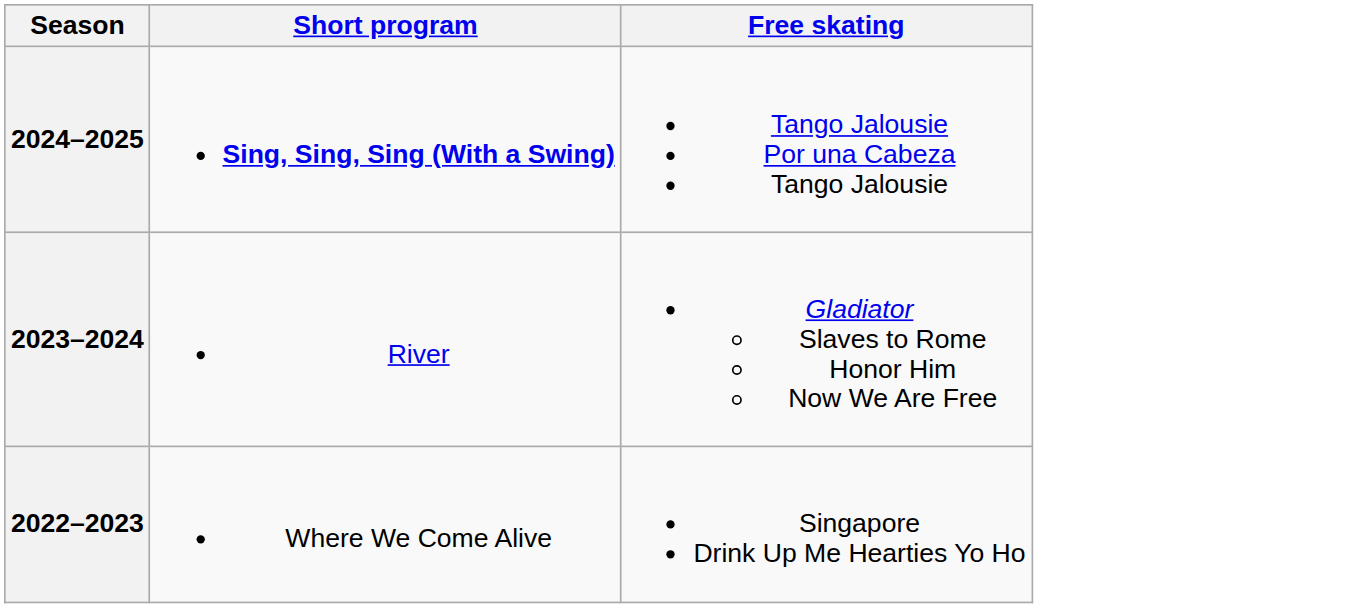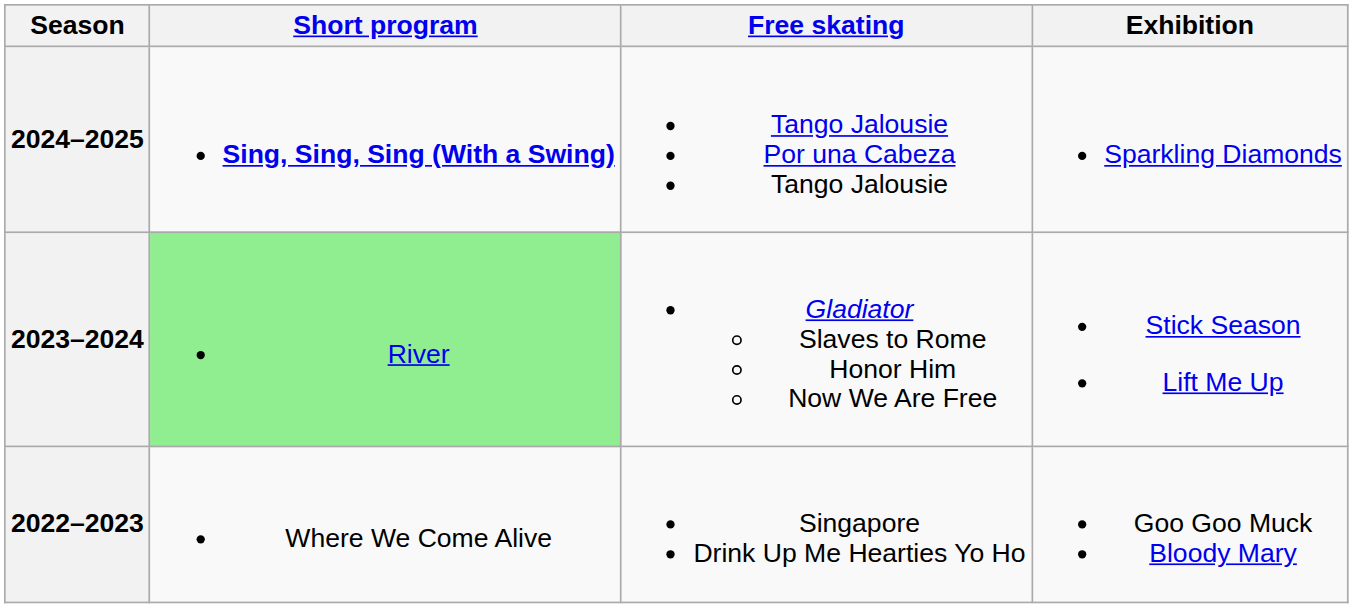+ column: (1190, 25)
(385, 354) no background -> (385, 354) lightgreen background
